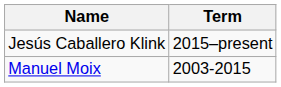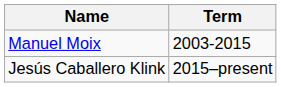rows swapped: (55, 69) <-> (87, 43)
